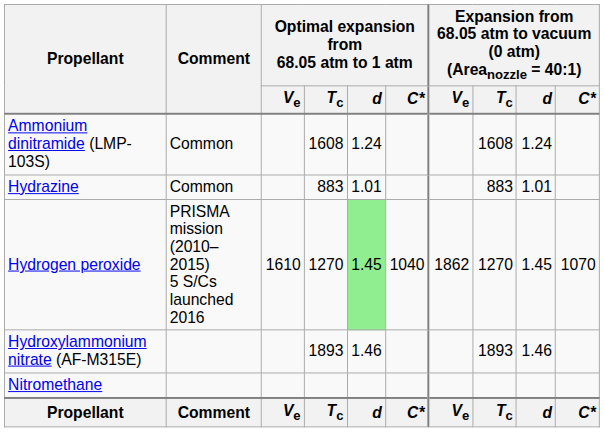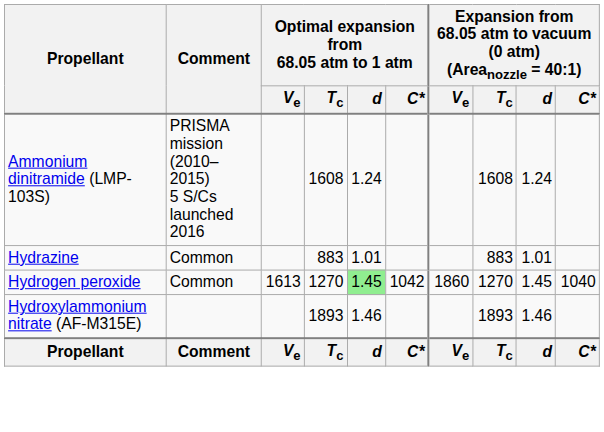(202, 144) Common -> (202, 179) PRISMA mission (2010–2015) 5 S/Cs launched 2016
(202, 264) PRISMA mission (2010–2015) 5 S/Cs launched 2016 -> (202, 282) Common
(283, 264) 1610 -> (283, 282) 1613
(407, 264) 1040 -> (407, 282) 1042
(452, 264) 1862 -> (452, 282) 1860
(578, 264) 1070 -> (578, 282) 1040
- row: (55, 385)
